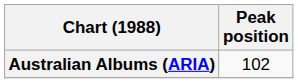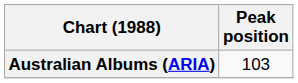(256, 63) 102 -> (256, 63) 103
